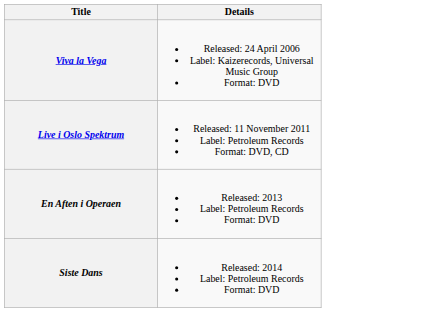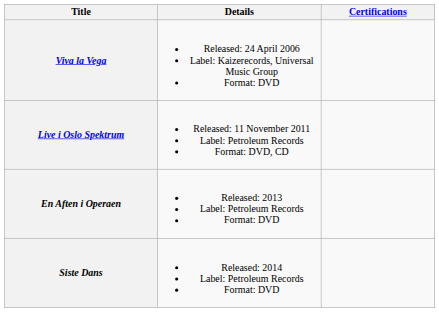+ column: (378, 12)
